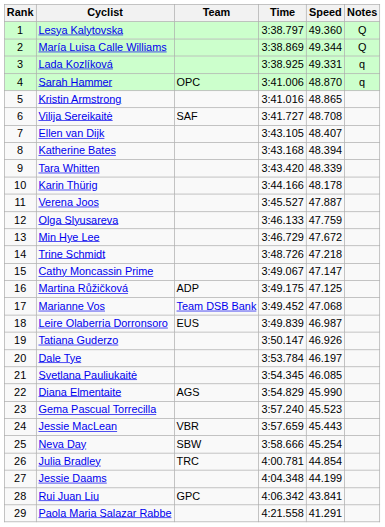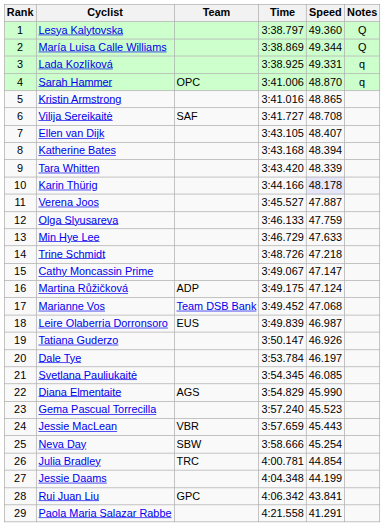(325, 185) no background -> (325, 185) lavender background
(325, 237) 47.672 -> (325, 237) 47.633
(325, 289) 47.125 -> (325, 289) 47.124
